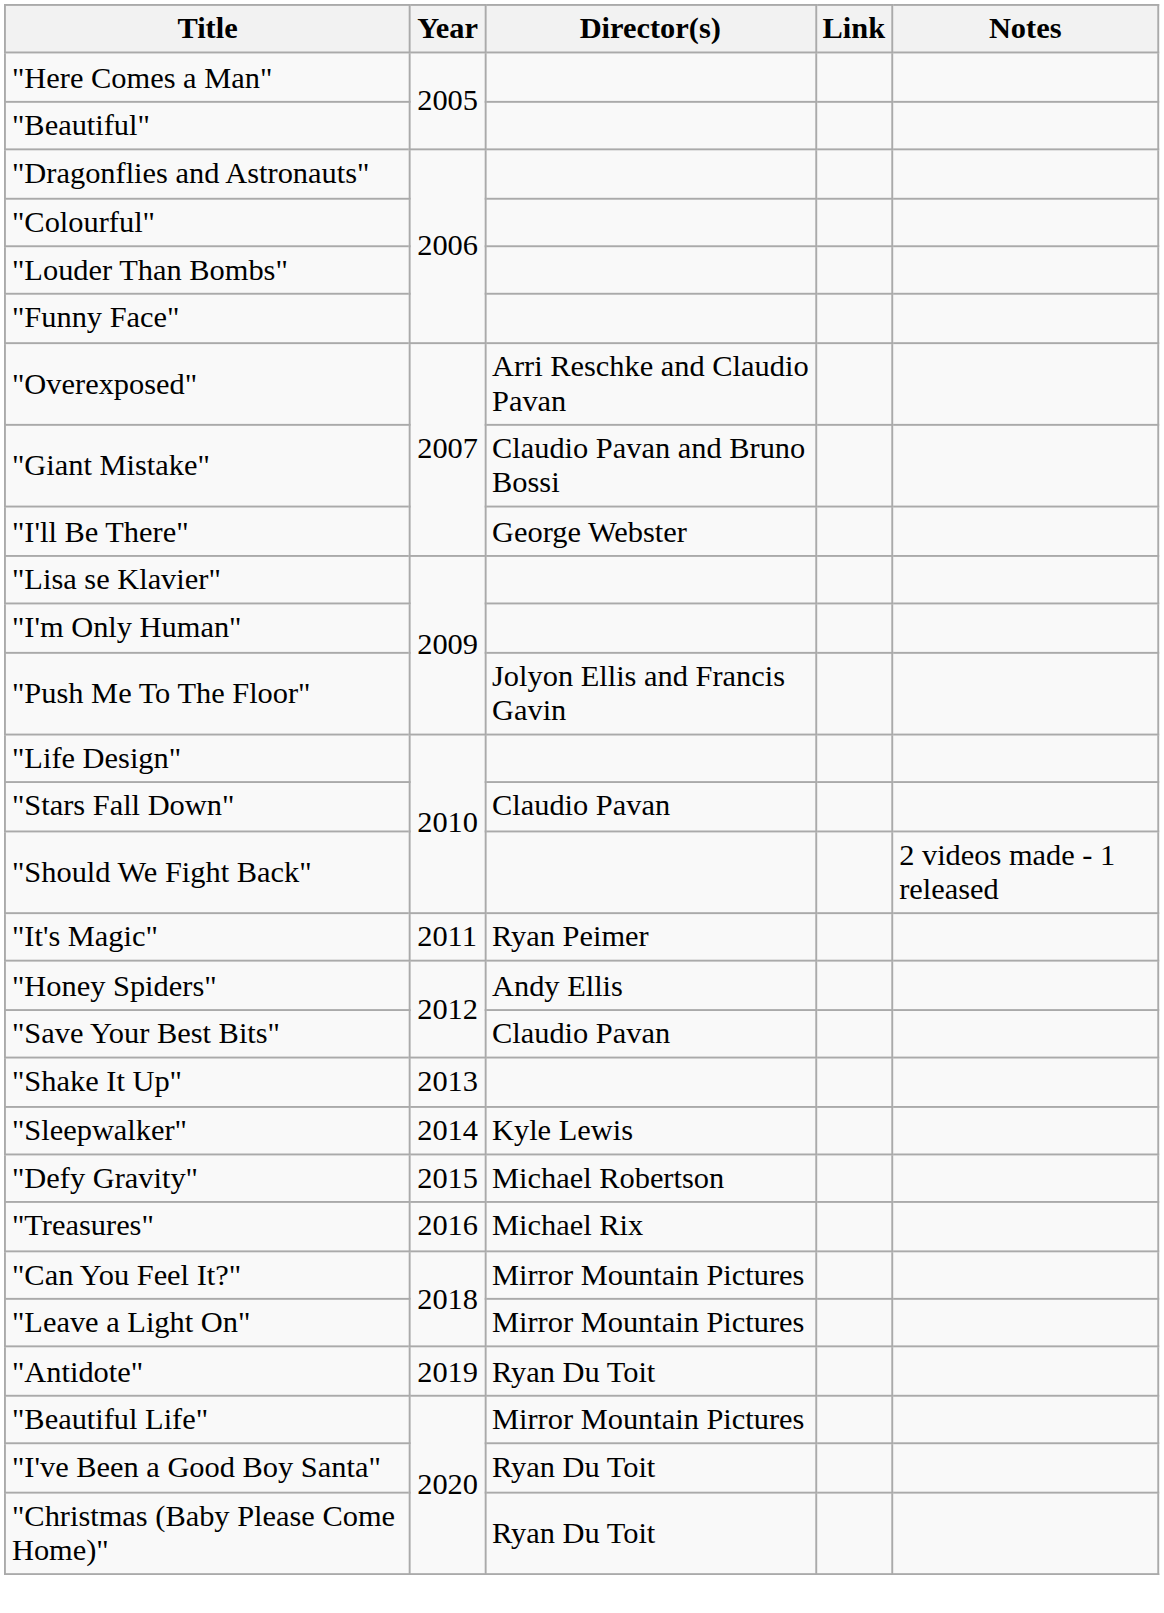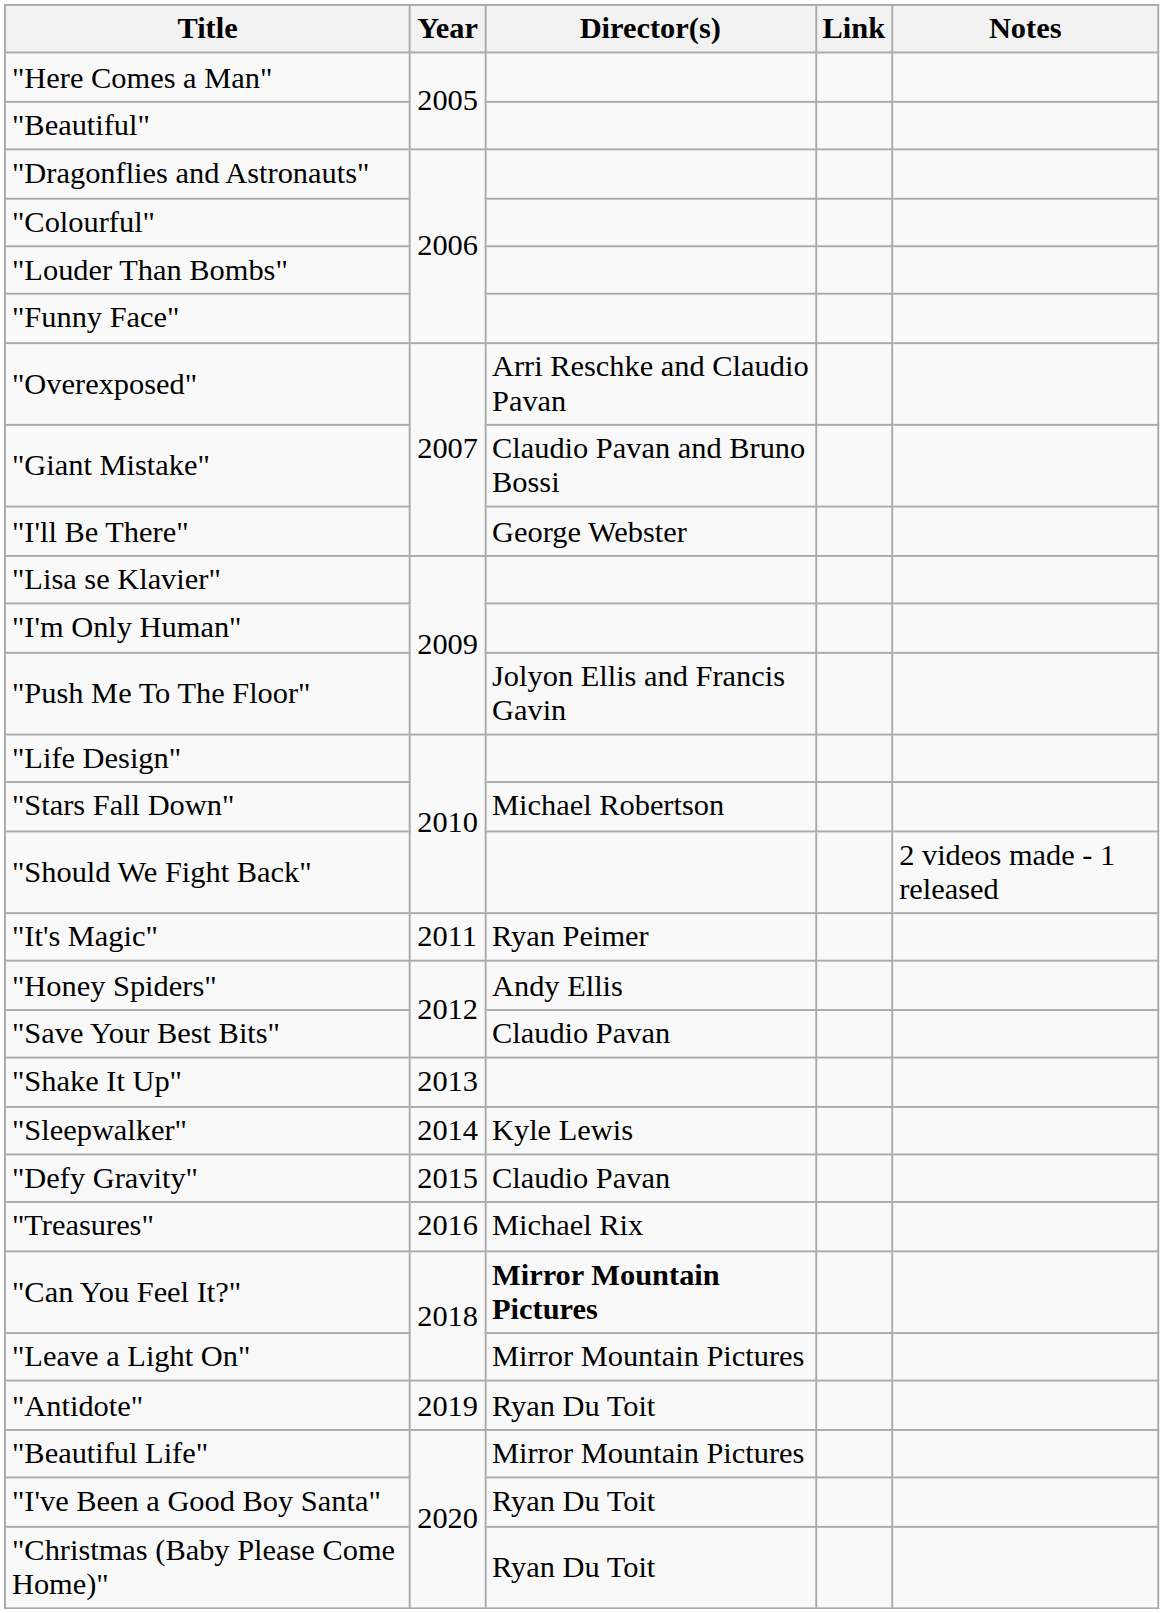(581, 806) Claudio Pavan -> (608, 806) Michael Robertson
(608, 1177) Michael Robertson -> (581, 1177) Claudio Pavan
(648, 1274) normal -> (606, 1291) bold
